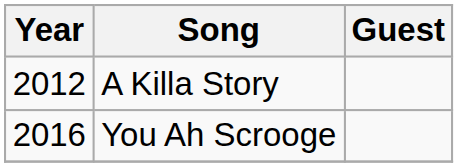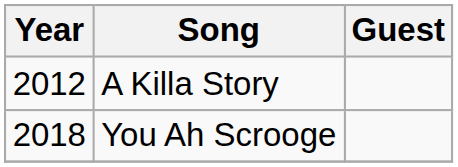(49, 135) 2016 -> (49, 135) 2018
